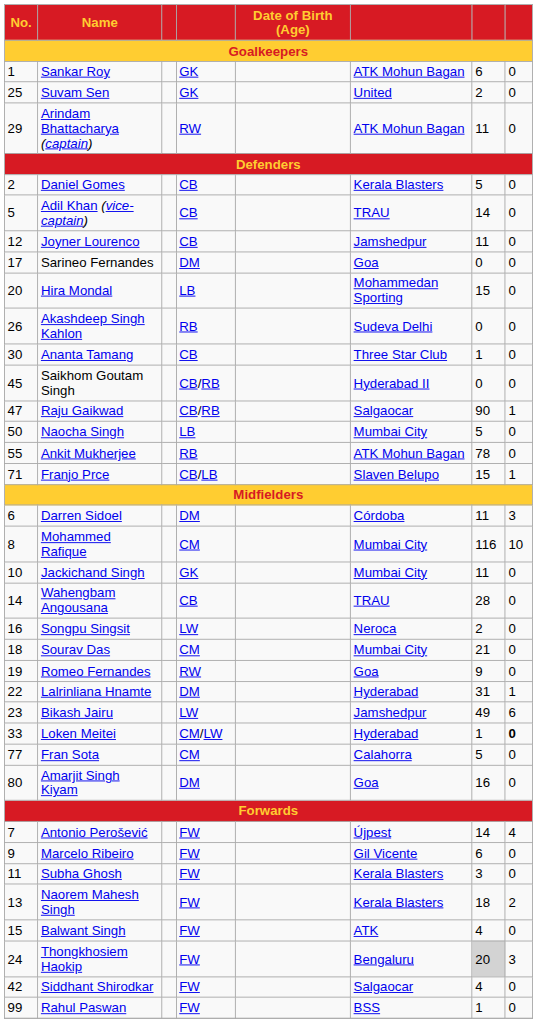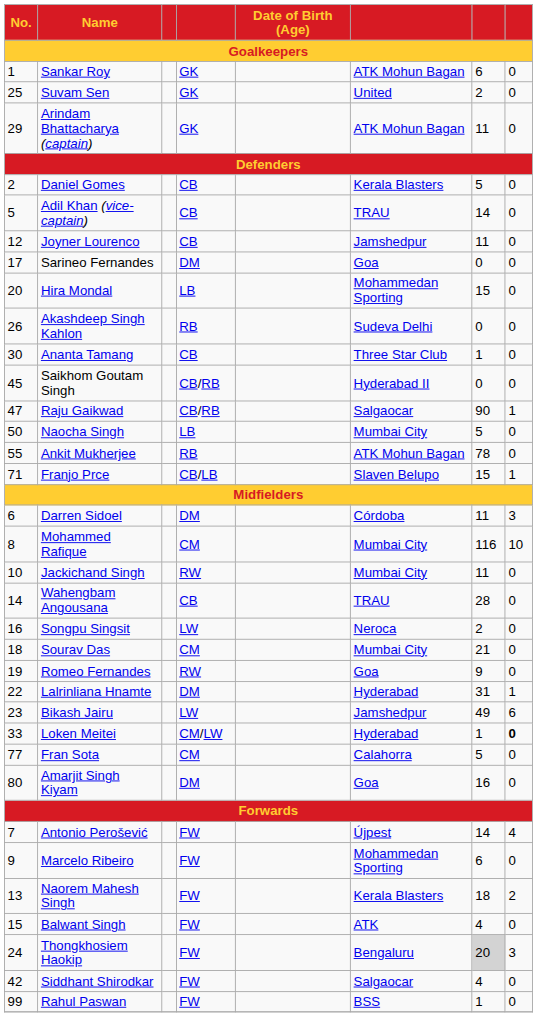(190, 128) RW -> (189, 128) GK
(189, 573) GK -> (190, 573) RW
(386, 853) Gil Vicente -> (396, 861) Mohammedan Sporting
- row: (81, 874)
